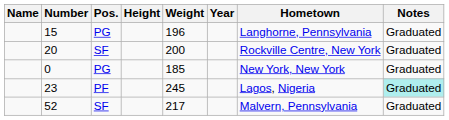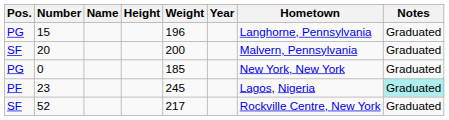columns swapped: (23, 13) <-> (106, 13)
(310, 50) Rockville Centre, New York -> (298, 50) Malvern, Pennsylvania
(298, 106) Malvern, Pennsylvania -> (310, 106) Rockville Centre, New York
